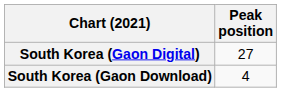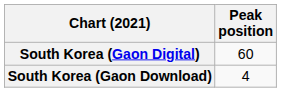(246, 53) 27 -> (246, 53) 60
